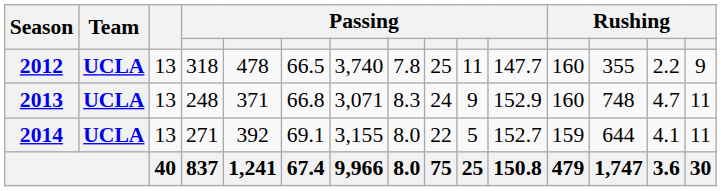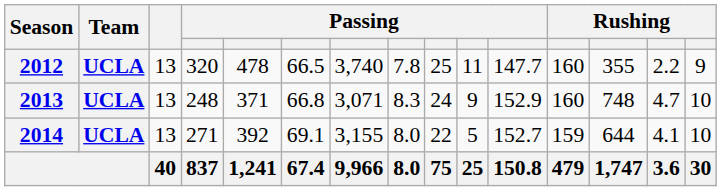(202, 65) 318 -> (202, 65) 320
(700, 100) 11 -> (700, 100) 10
(700, 134) 11 -> (700, 134) 10
